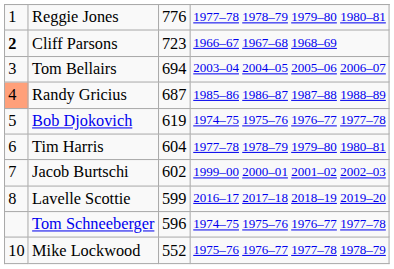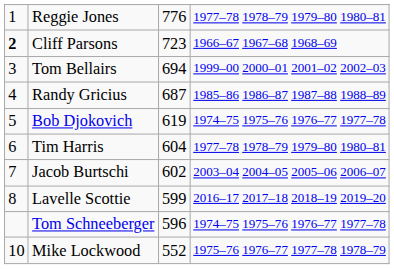(290, 69) 2003–04 2004–05 2005–06 2006–07 -> (290, 69) 1999–00 2000–01 2001–02 2002–03
(12, 95) lightsalmon background -> (12, 95) no background
(290, 172) 1999–00 2000–01 2001–02 2002–03 -> (290, 172) 2003–04 2004–05 2005–06 2006–07
